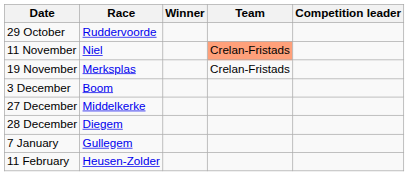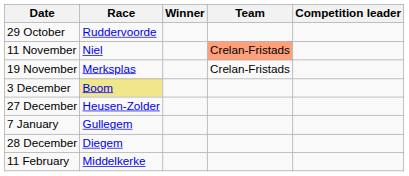(98, 87) no background -> (98, 87) khaki background
(114, 106) Middelkerke -> (121, 106) Heusen-Zolder
rows swapped: (42, 124) <-> (33, 143)
(121, 161) Heusen-Zolder -> (114, 161) Middelkerke
